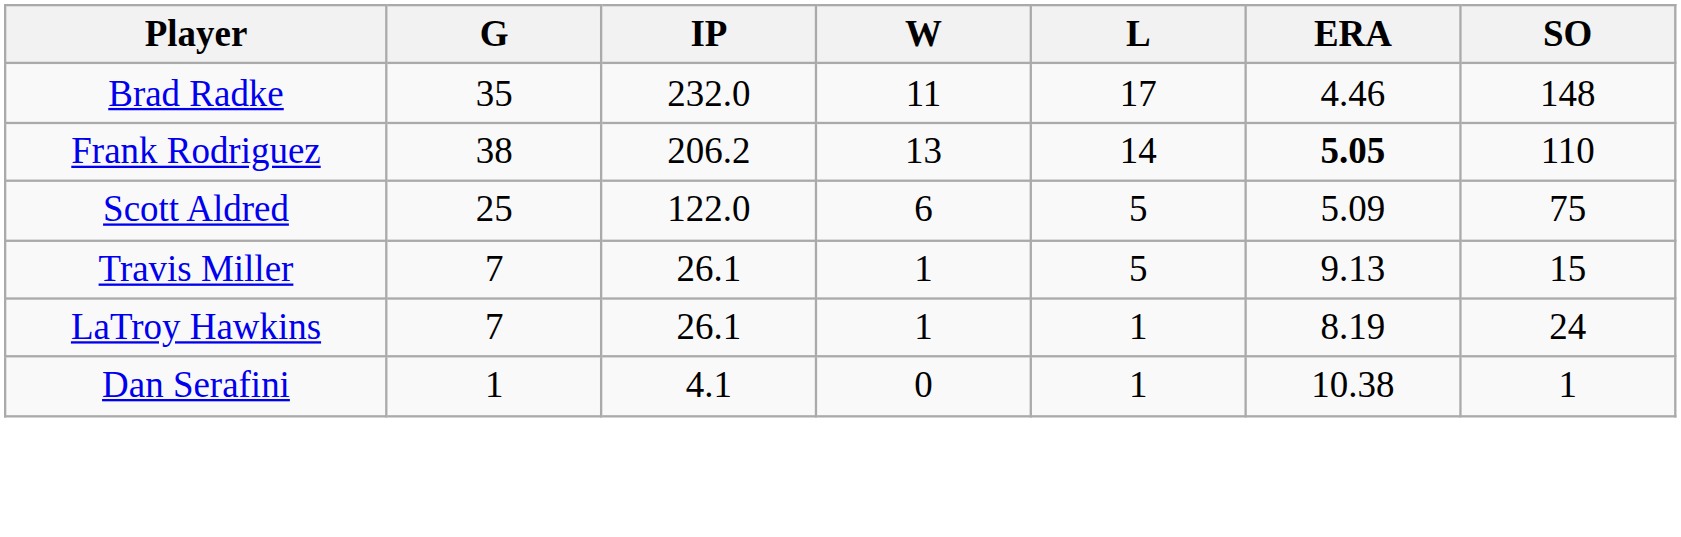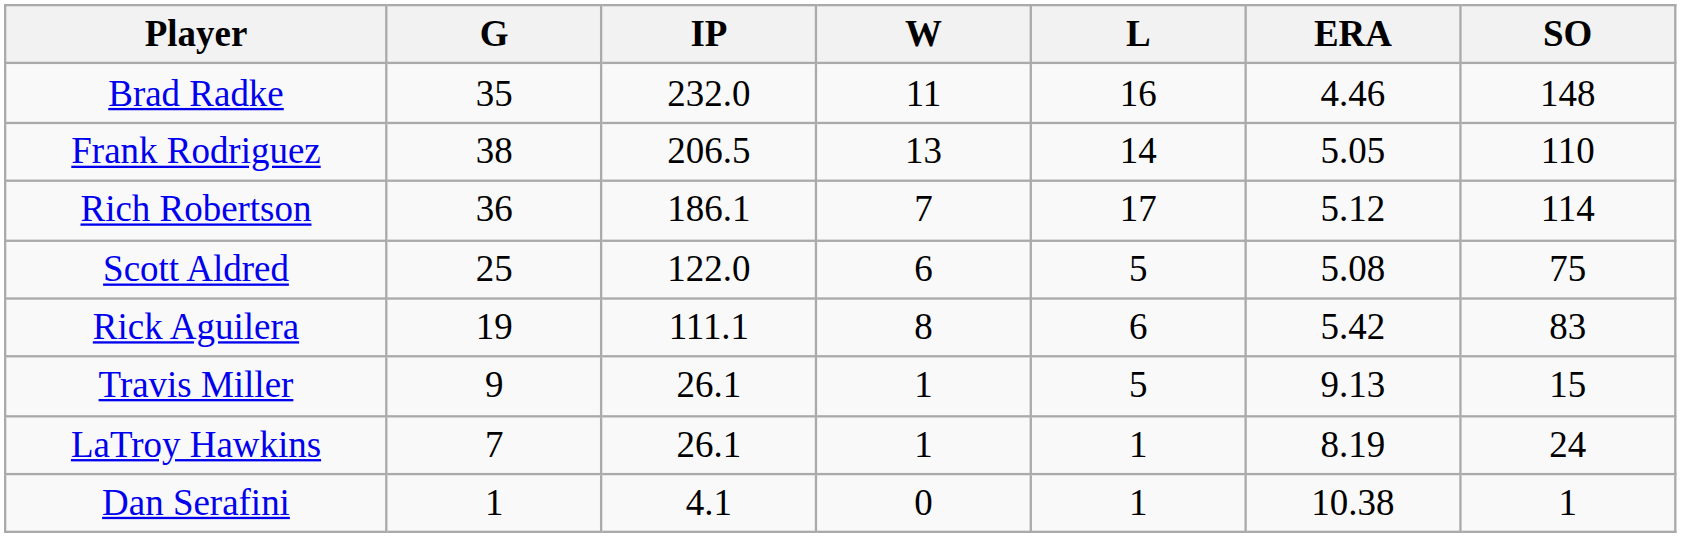(1138, 92) 17 -> (1138, 92) 16
(709, 151) 206.2 -> (709, 151) 206.5
(1353, 151) bold -> (1353, 151) normal
+ row: (196, 209)
(1353, 209) 5.09 -> (1353, 268) 5.08
+ row: (196, 326)
(494, 268) 7 -> (494, 385) 9
